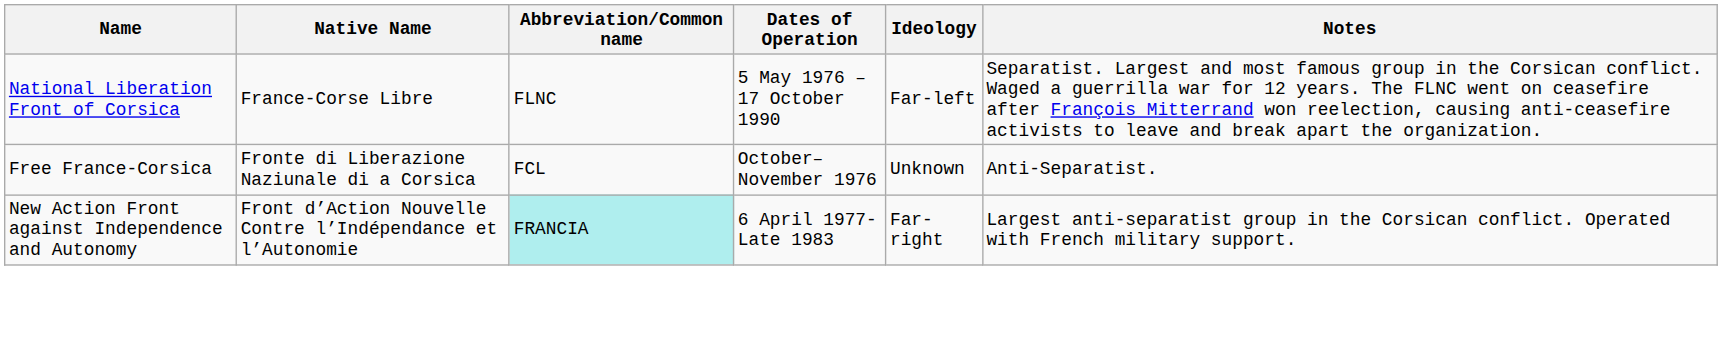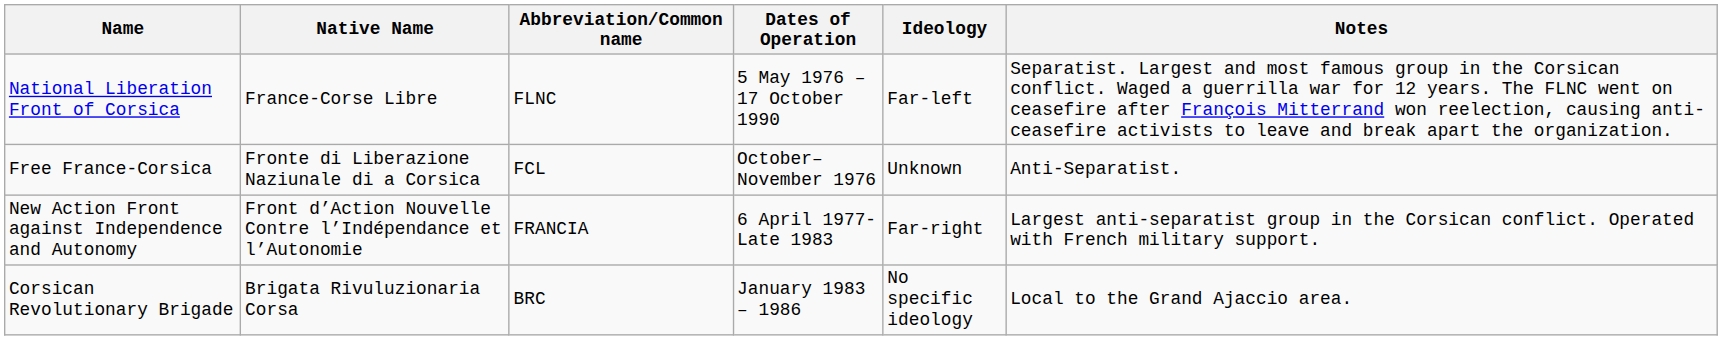(551, 230) paleturquoise background -> (551, 230) no background
+ row: (121, 300)
